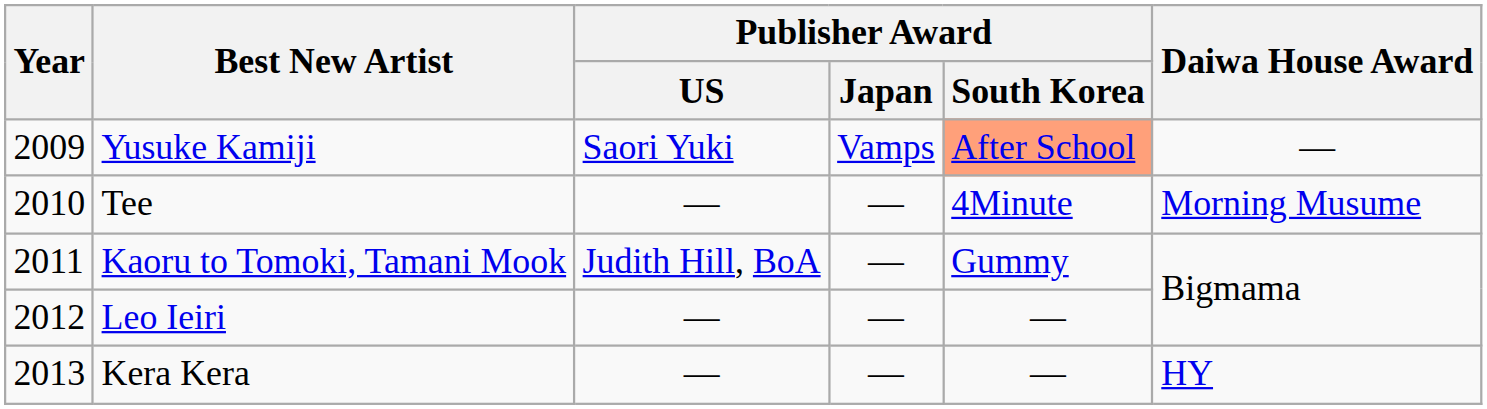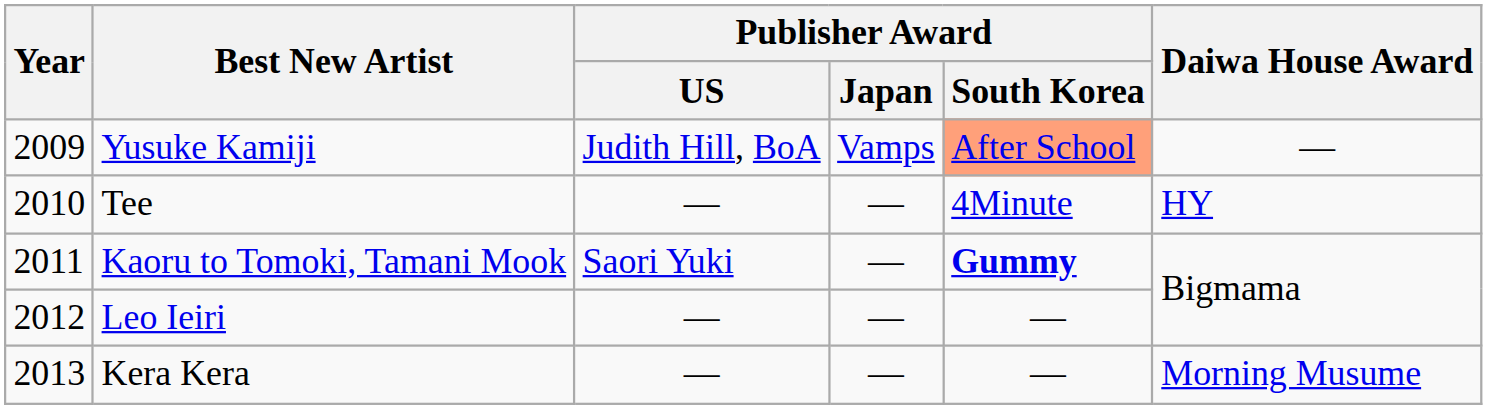(658, 146) Saori Yuki -> (702, 146) Judith Hill, BoA
(1291, 203) Morning Musume -> (1187, 203) HY
(702, 260) Judith Hill, BoA -> (658, 260) Saori Yuki
(1010, 260) normal -> (1014, 260) bold
(1187, 373) HY -> (1291, 373) Morning Musume
